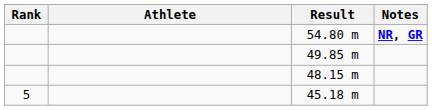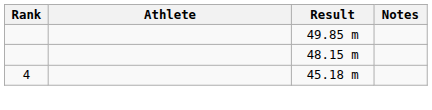- row: (333, 35)
(26, 95) 5 -> (26, 75) 4
